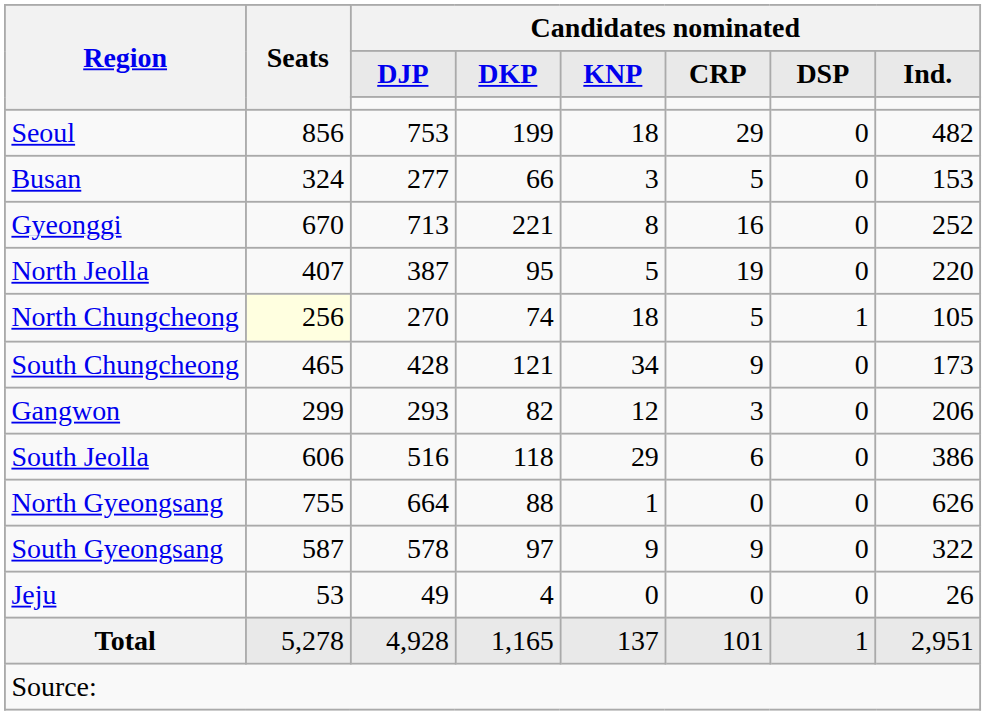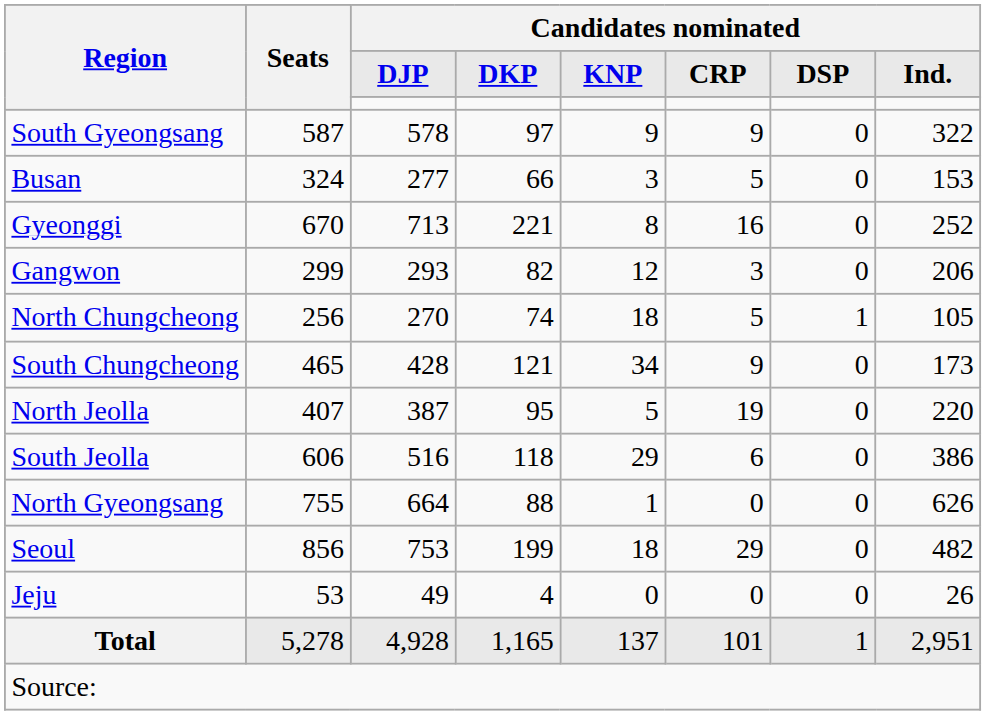rows swapped: (43, 132) <-> (117, 548)
rows swapped: (66, 409) <-> (80, 271)
(323, 317) lightyellow background -> (323, 317) no background
